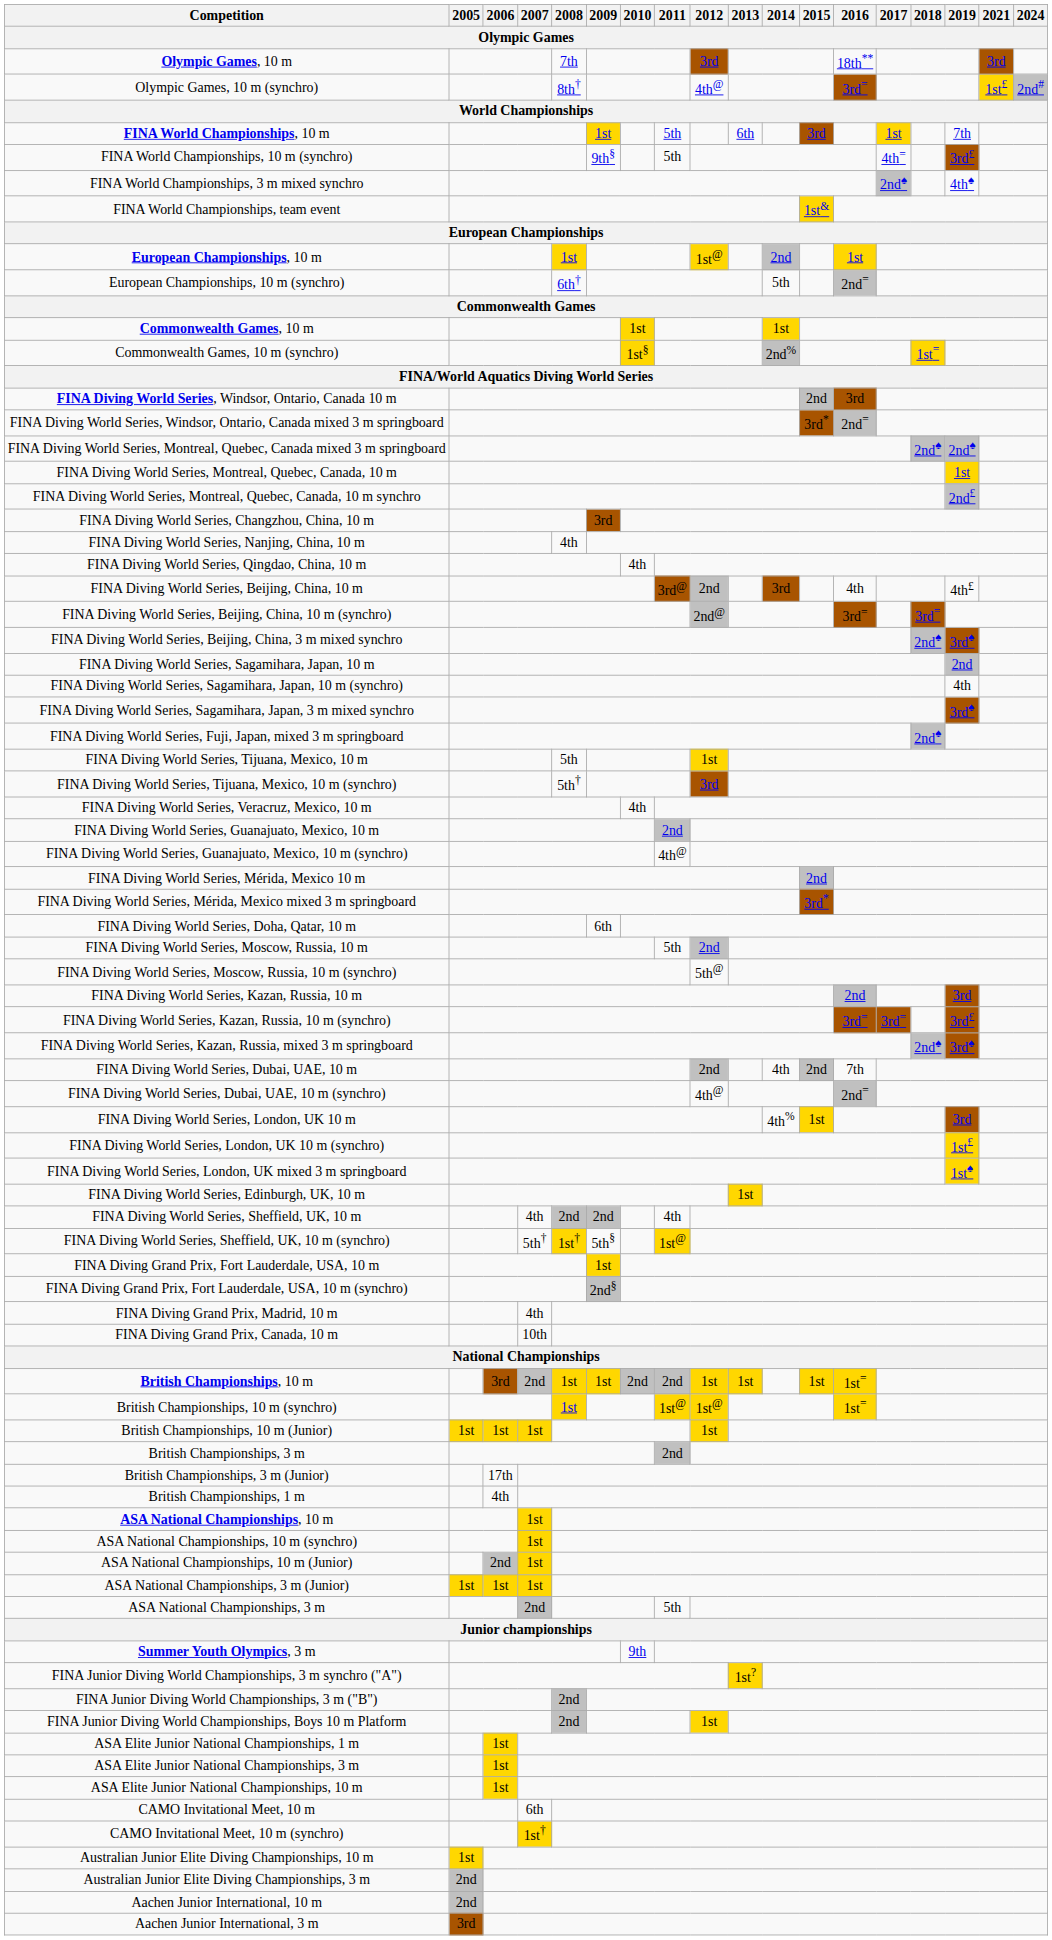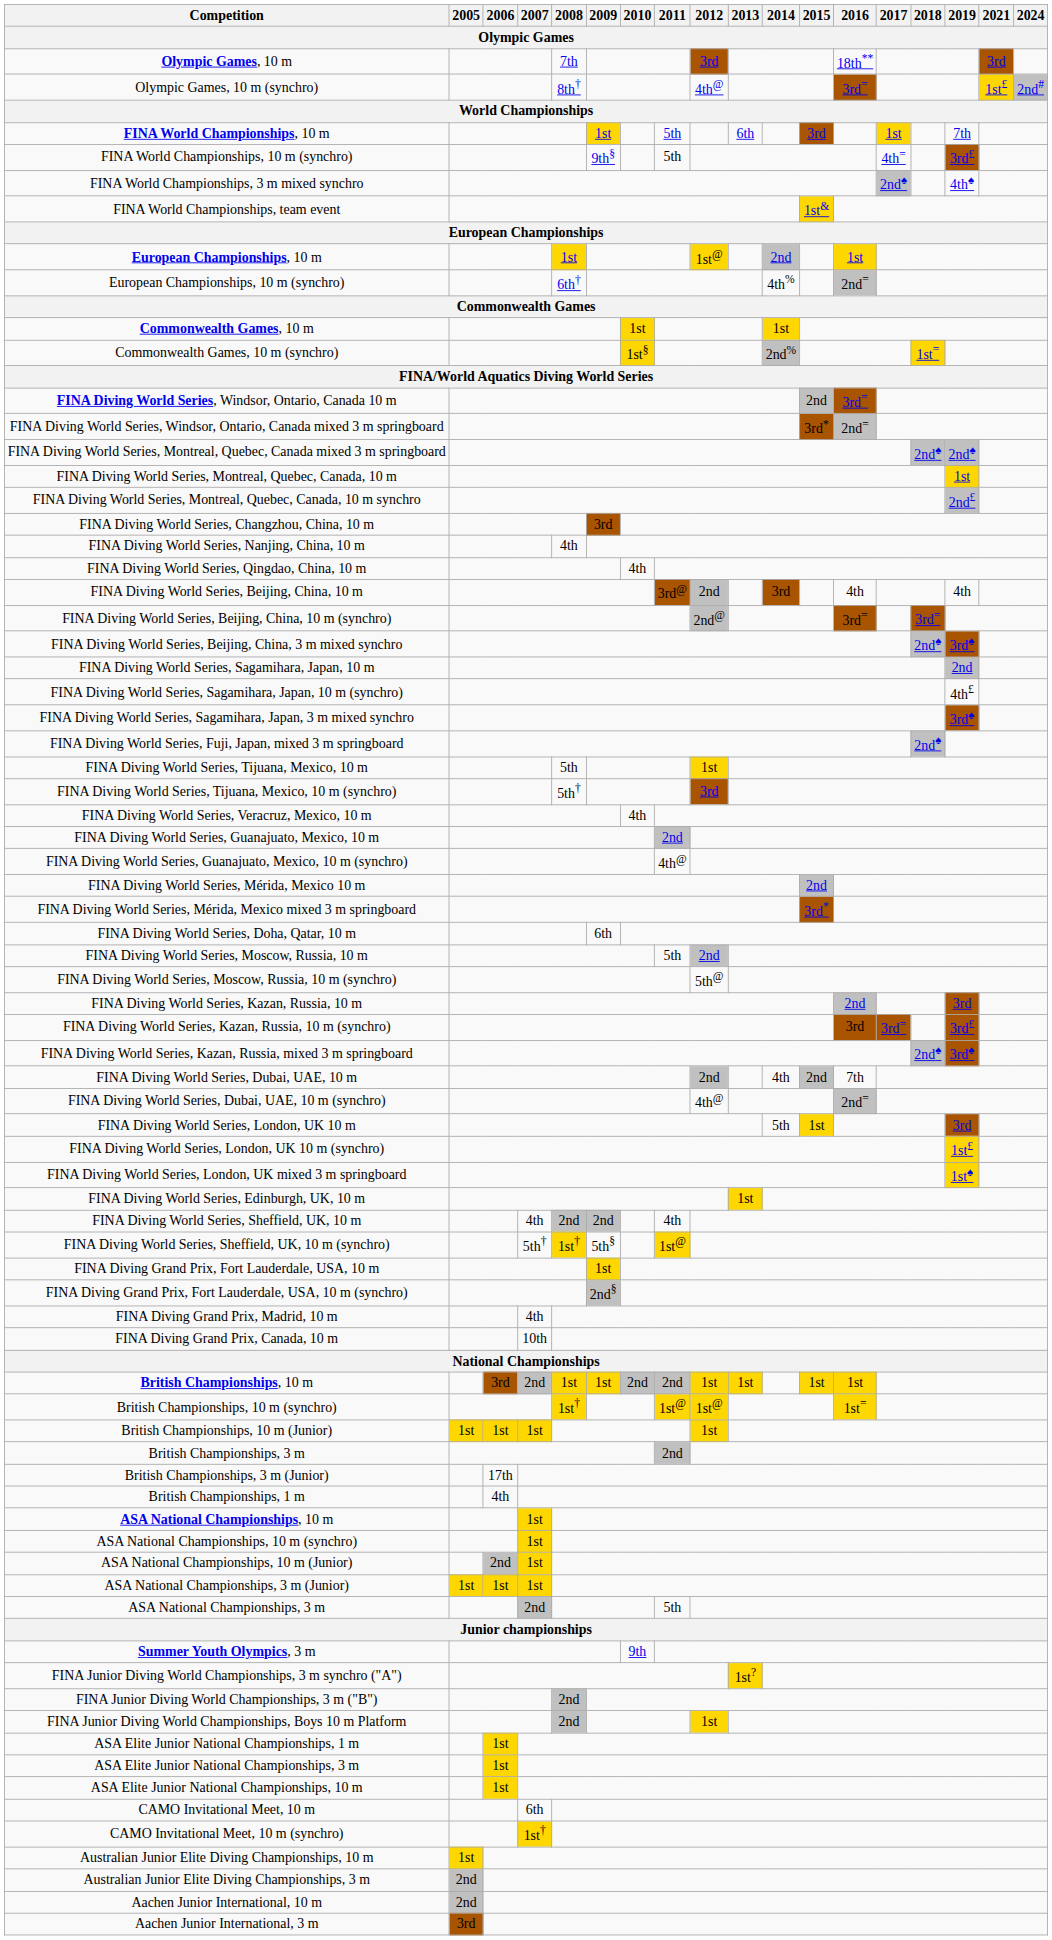(781, 282) 5th -> (781, 282) 4th%
(855, 398) 3rd -> (855, 400) 3rd=
(962, 588) 4th£ -> (962, 592) 4th
(962, 686) 4th -> (962, 692) 4th£
(855, 1019) 3rd= -> (855, 1027) 3rd
(781, 1119) 4th% -> (781, 1125) 5th
(855, 1381) 1st= -> (855, 1383) 1st
(569, 1407) 1st -> (569, 1407) 1st†
